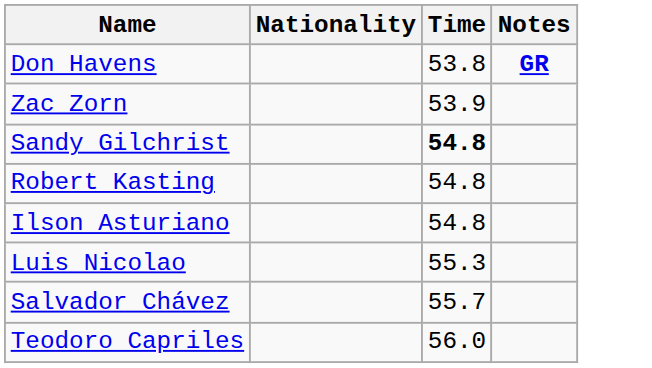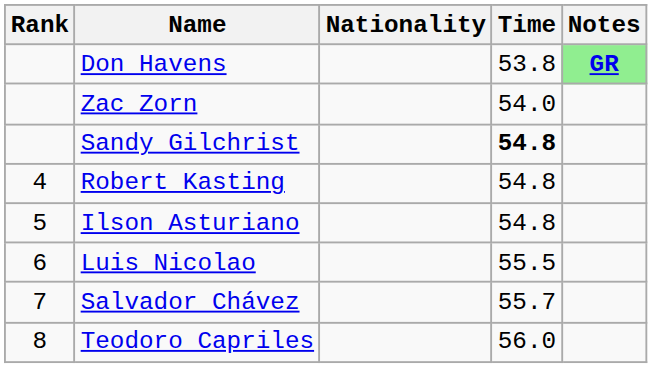+ column: (40, 25)
(534, 64) no background -> (604, 64) lightgreen background
(457, 104) 53.9 -> (527, 104) 54.0
(457, 262) 55.3 -> (527, 262) 55.5
